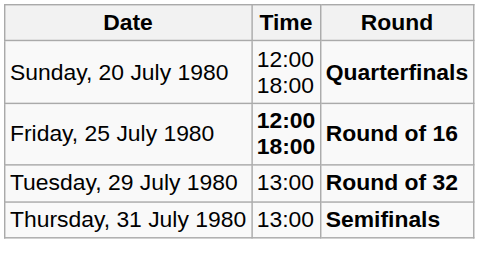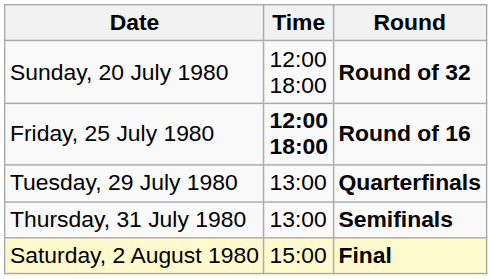(397, 71) Quarterfinals -> (405, 71) Round of 32
(392, 182) Round of 32 -> (410, 182) Quarterfinals
+ row: (134, 255)
